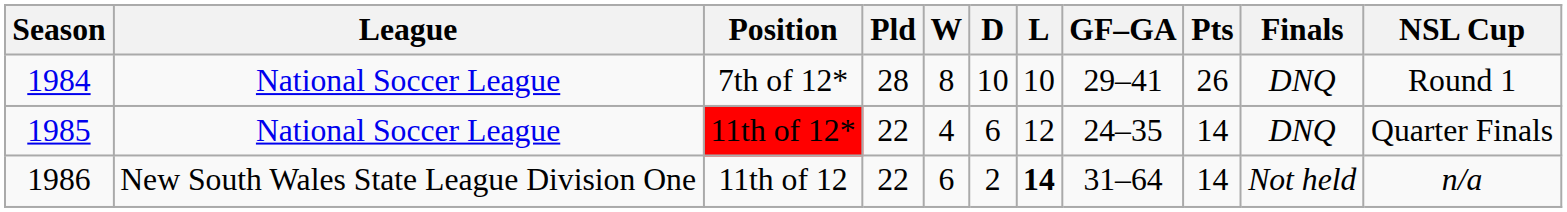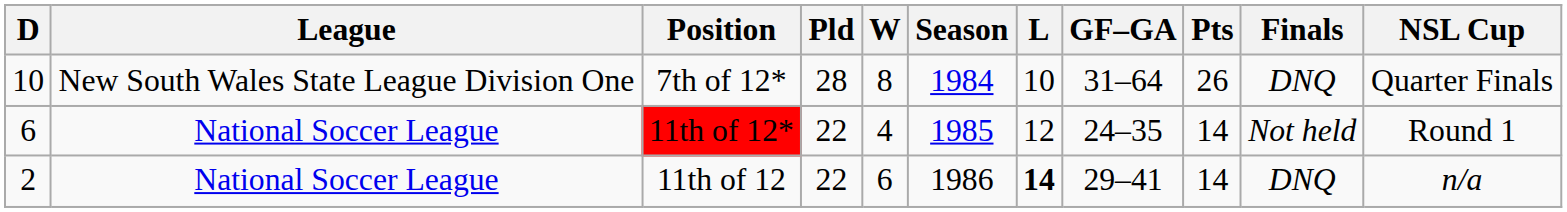columns swapped: (59, 29) <-> (993, 29)
(408, 79) National Soccer League -> (346, 79) New South Wales State League Division One
(1123, 79) 29–41 -> (1123, 79) 31–64
(1462, 79) Round 1 -> (1462, 79) Quarter Finals
(1302, 130) DNQ -> (1302, 130) Not held
(1462, 130) Quarter Finals -> (1462, 130) Round 1
(408, 180) New South Wales State League Division One -> (346, 180) National Soccer League
(1123, 180) 31–64 -> (1123, 180) 29–41
(1302, 180) Not held -> (1302, 180) DNQ
